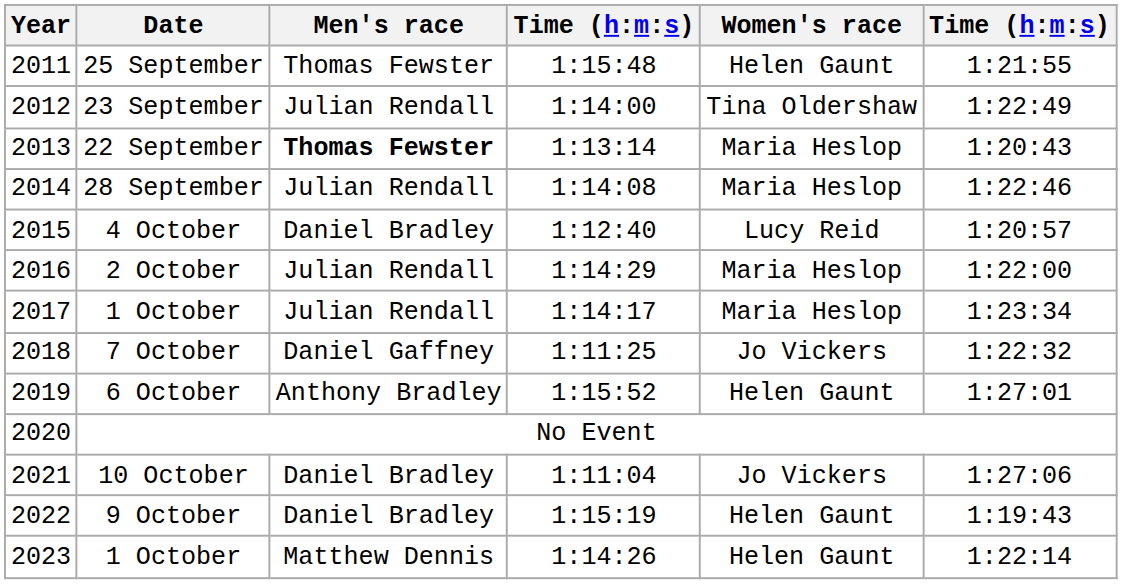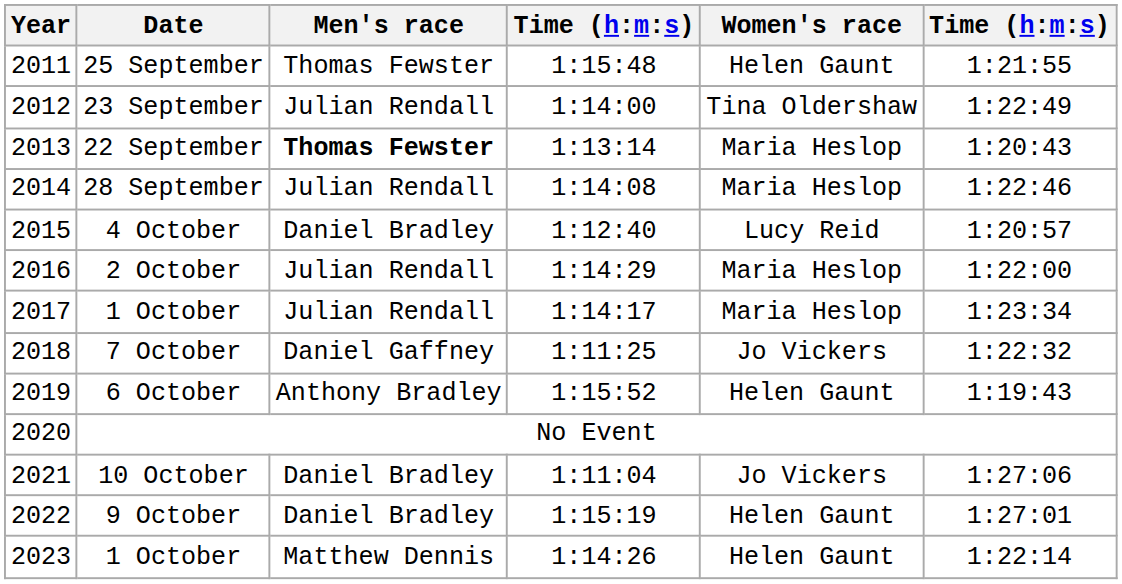(1019, 393) 1:27:01 -> (1019, 393) 1:19:43
(1019, 516) 1:19:43 -> (1019, 516) 1:27:01
